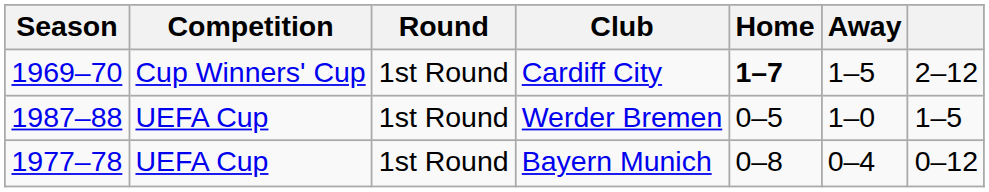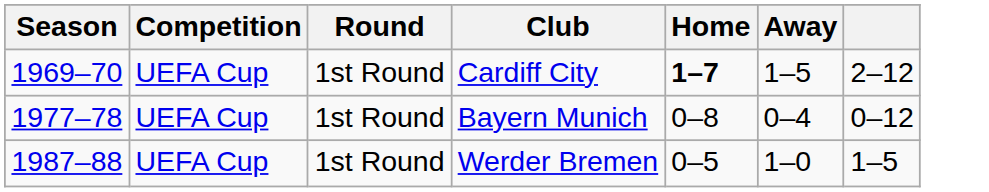(251, 72) Cup Winners' Cup -> (202, 72) UEFA Cup
rows swapped: (617, 162) <-> (622, 117)
